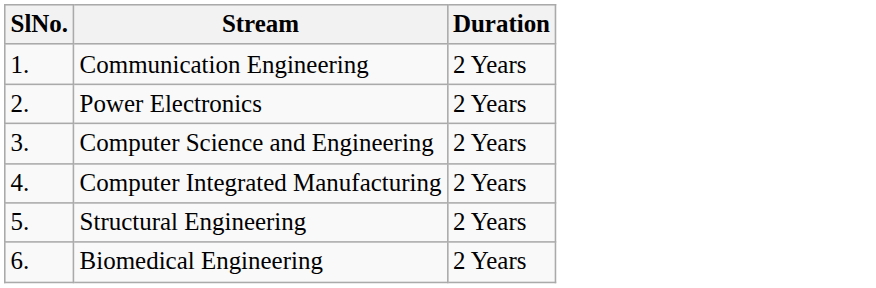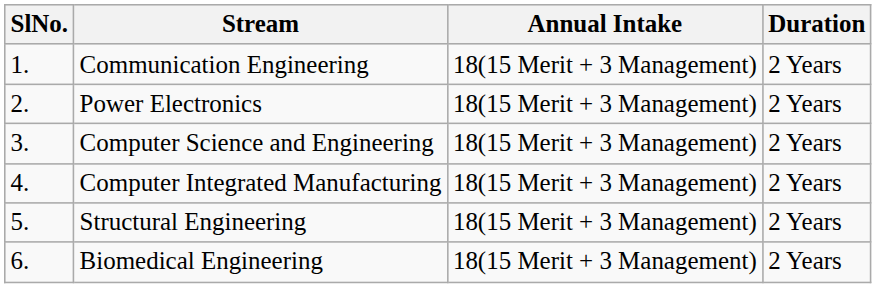+ column: (605, 24)
